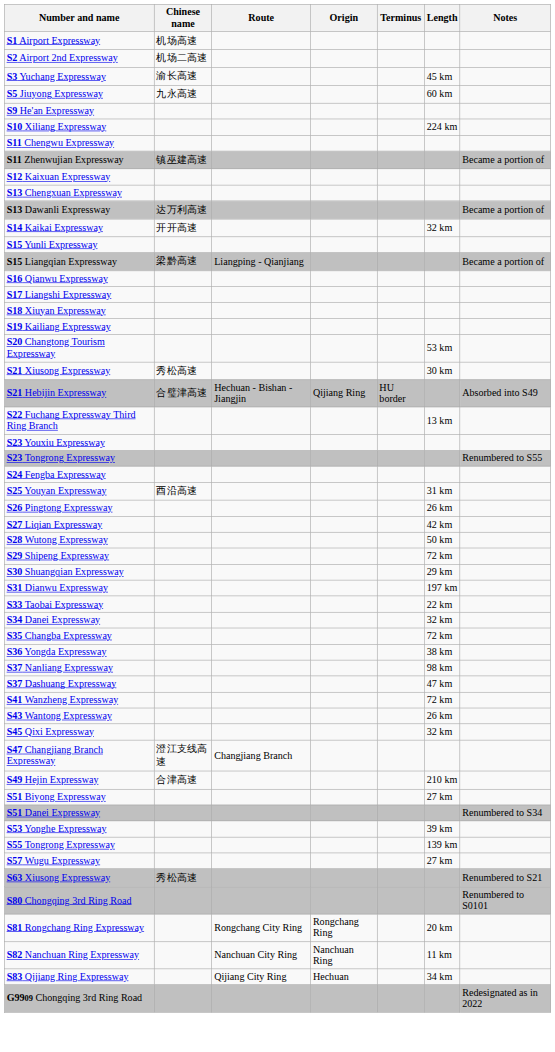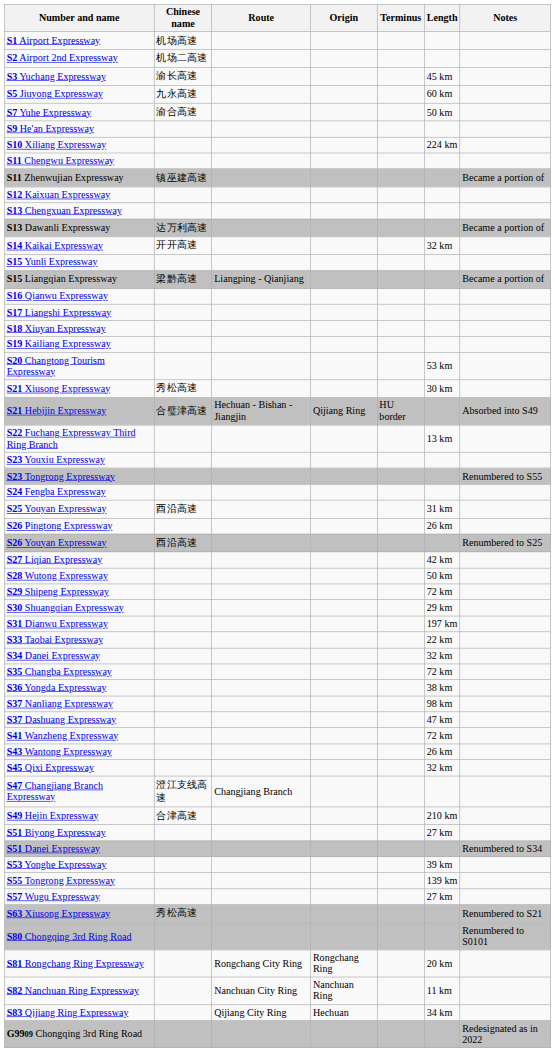+ row: (49, 112)
+ row: (57, 543)
